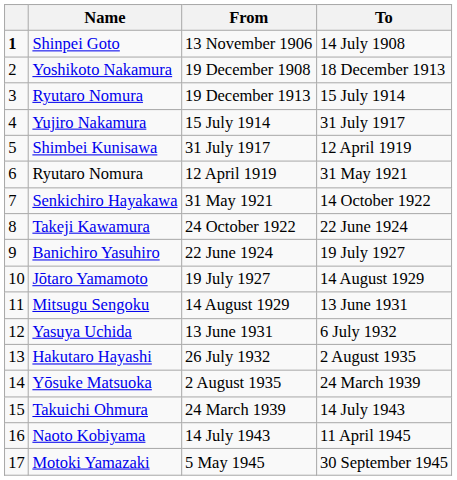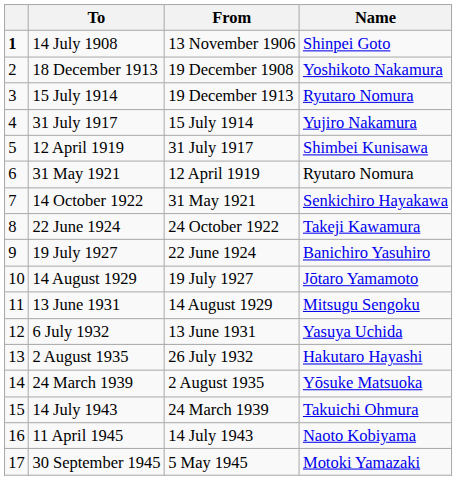columns swapped: (105, 17) <-> (384, 17)
